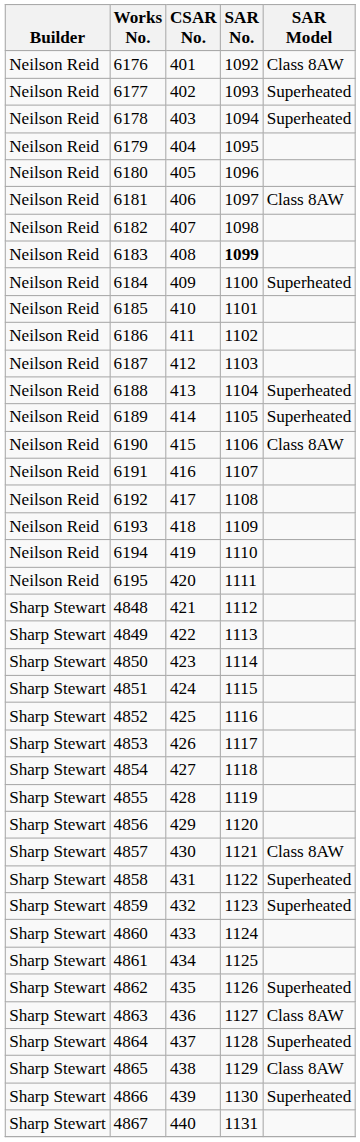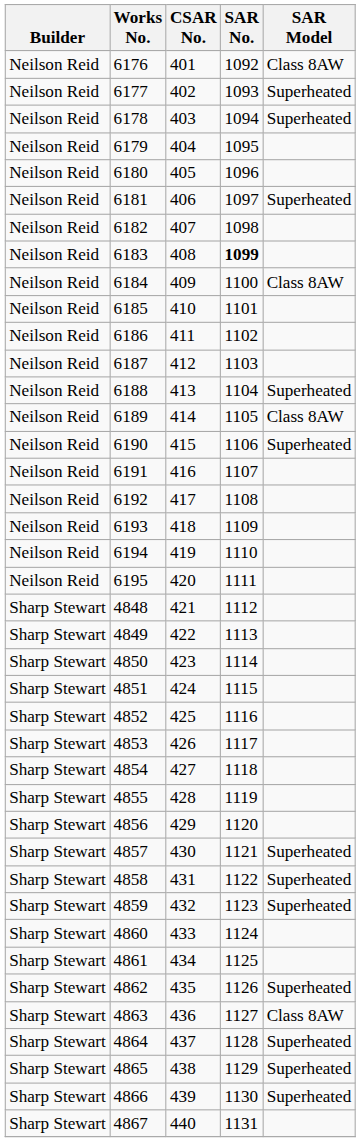(305, 200) Class 8AW -> (309, 200) Superheated
(309, 281) Superheated -> (305, 281) Class 8AW
(309, 417) Superheated -> (305, 417) Class 8AW
(305, 444) Class 8AW -> (309, 444) Superheated
(305, 851) Class 8AW -> (309, 851) Superheated
(305, 1069) Class 8AW -> (309, 1069) Superheated
